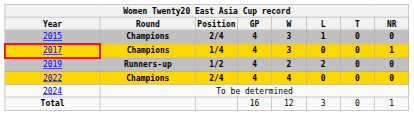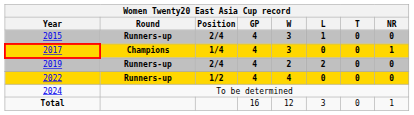(148, 37) Champions -> (148, 37) Runners-up
(216, 65) 1/2 -> (216, 65) 2/4
(148, 78) Champions -> (148, 78) Runners-up
(216, 78) 2/4 -> (216, 78) 1/2
